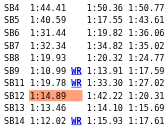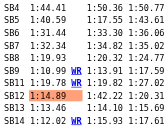(105, 33) 1:19.82 -> (105, 33) 1:33.30
(105, 83) 1:33.30 -> (105, 83) 1:19.82
